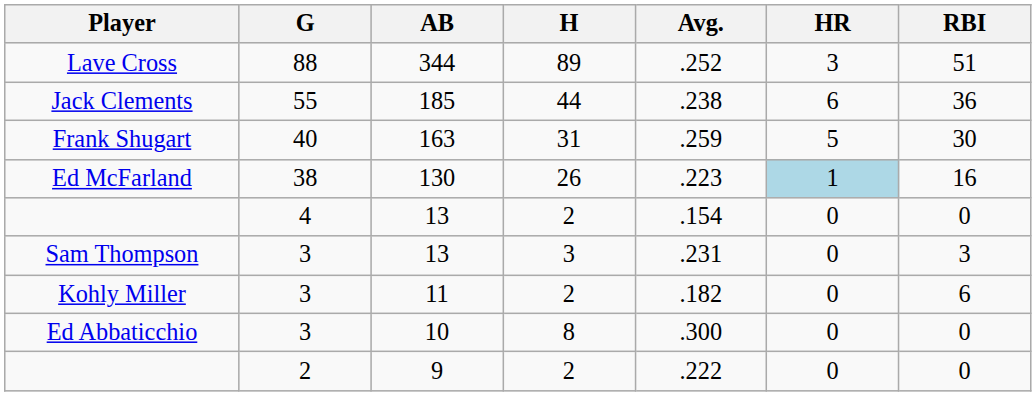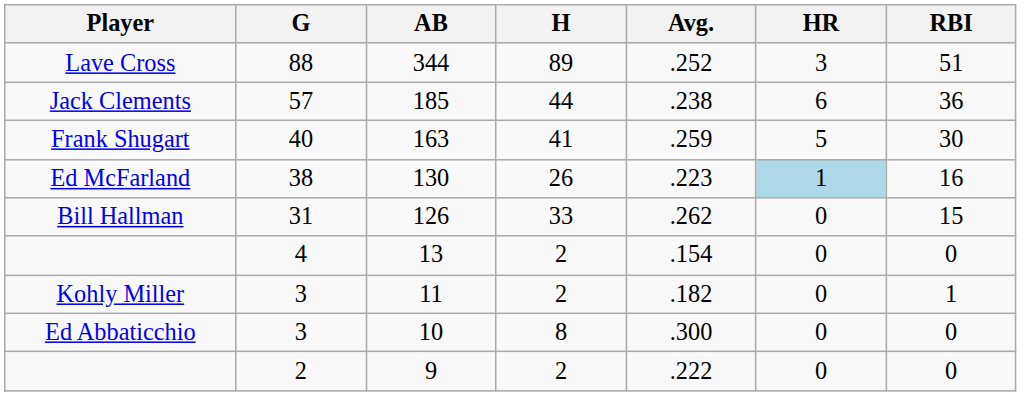(305, 100) 55 -> (301, 100) 57
(569, 139) 31 -> (561, 139) 41
+ row: (120, 216)
- row: (122, 255)
(965, 293) 6 -> (951, 293) 1
